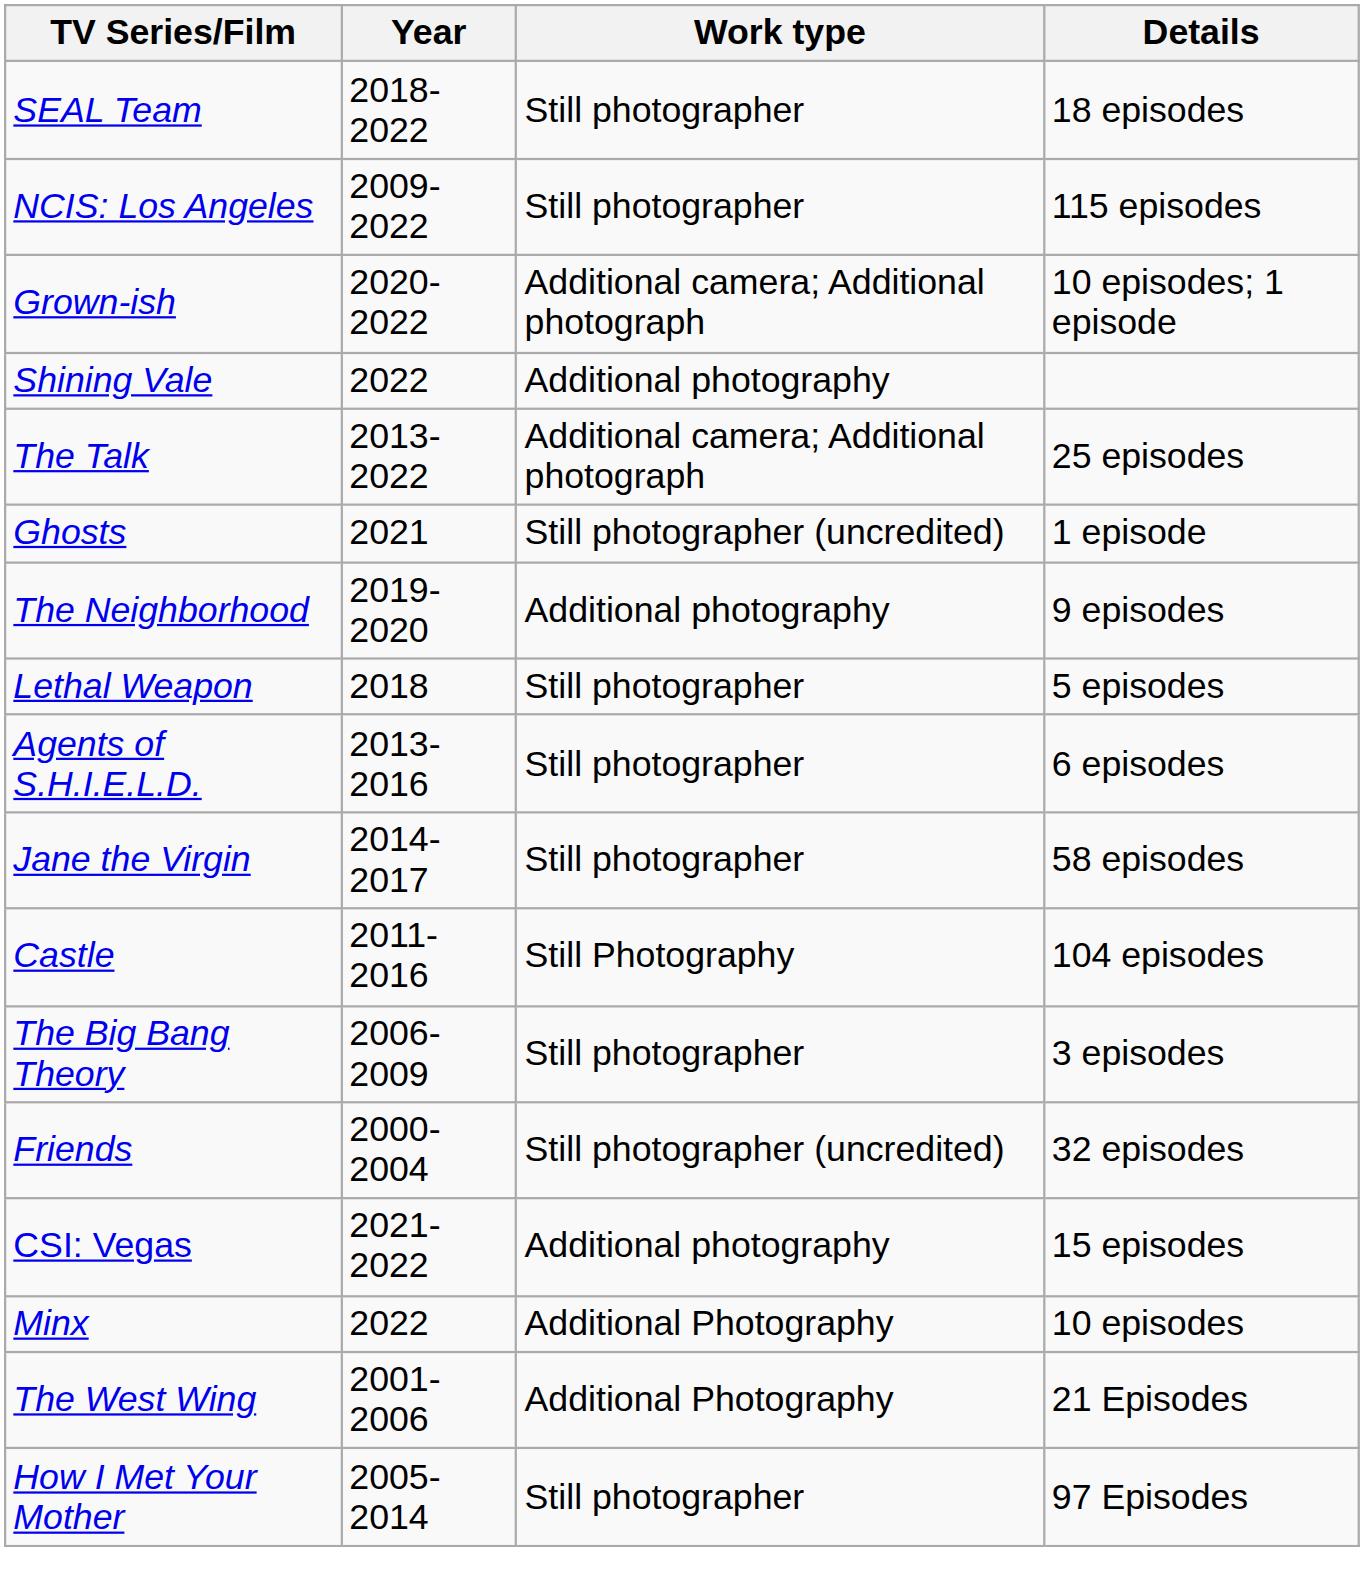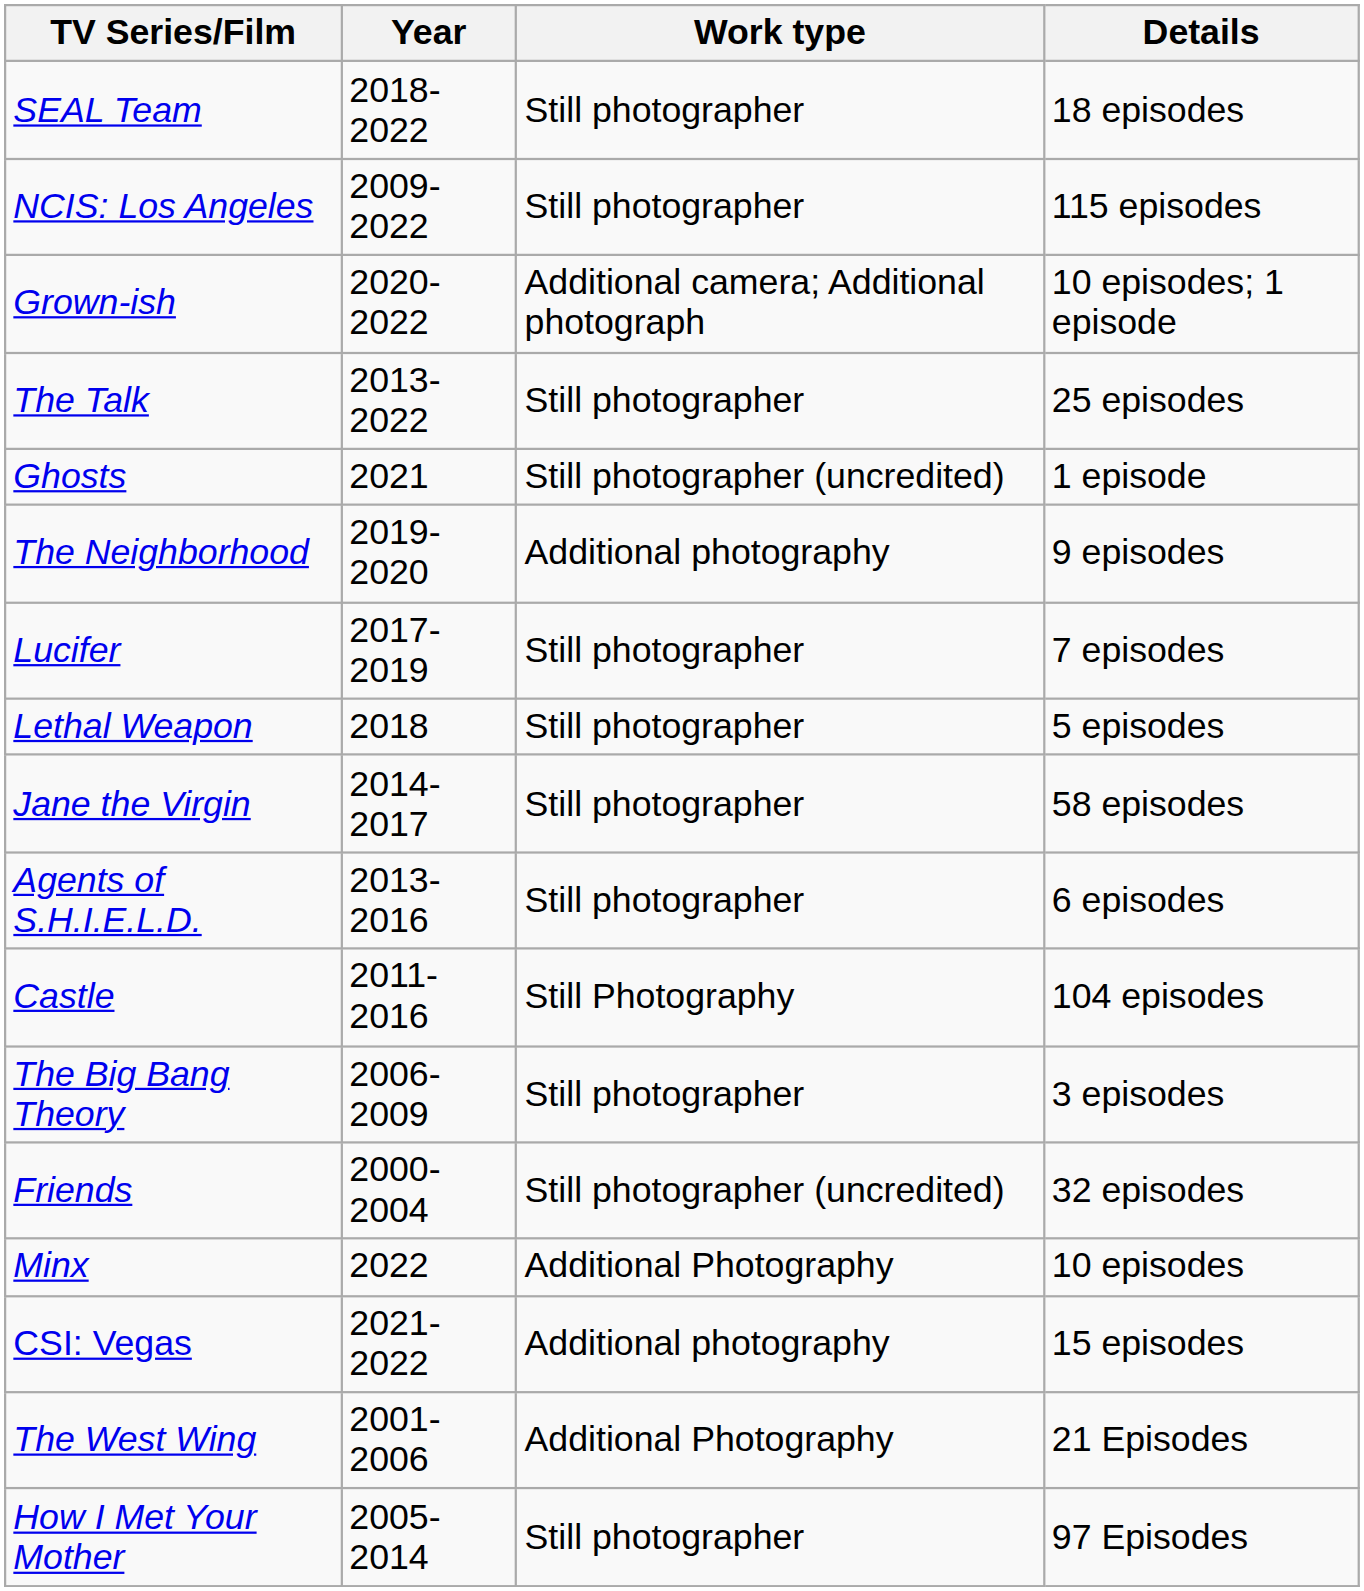- row: (113, 379)
(755, 456) Additional camera; Additional photograph -> (664, 399) Still photographer
+ row: (67, 649)
rows swapped: (132, 859) <-> (108, 762)
rows swapped: (51, 1323) <-> (113, 1246)
